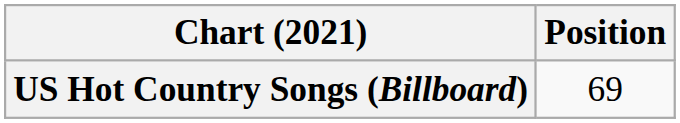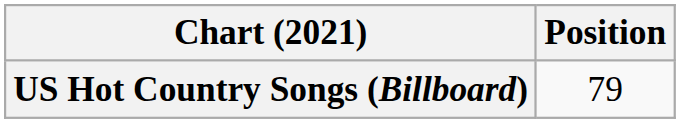(605, 88) 69 -> (605, 88) 79
